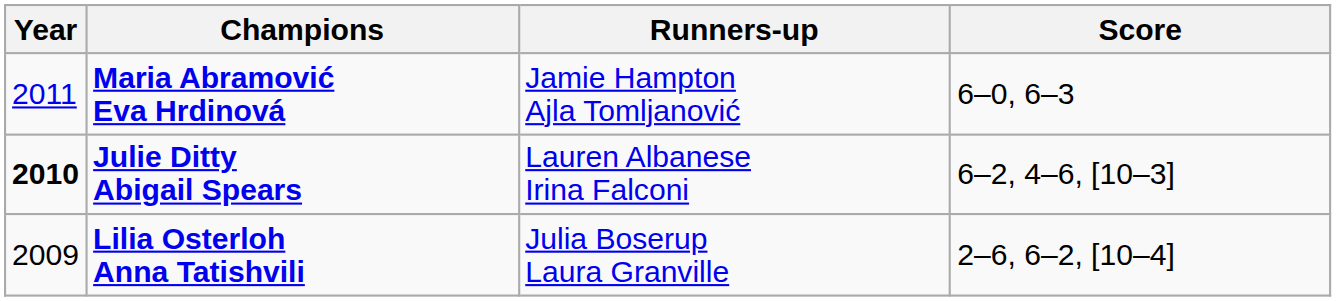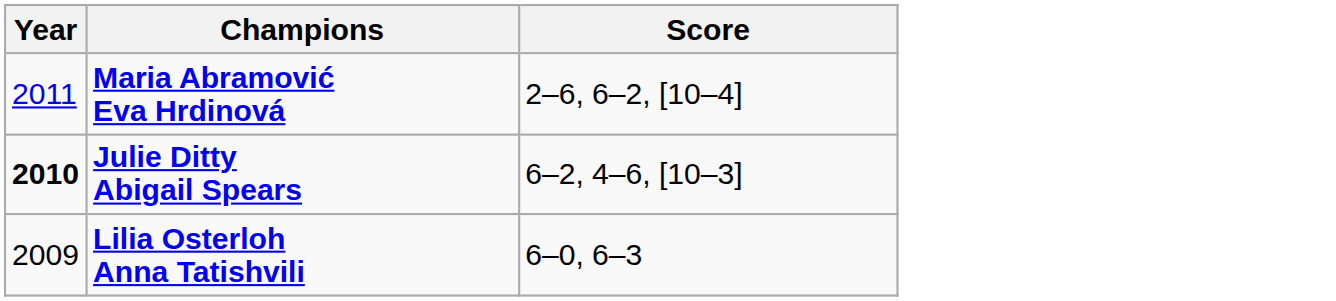- column: (734, 29)
(1016, 93) 6–0, 6–3 -> (634, 93) 2–6, 6–2, [10–4]
(1066, 255) 2–6, 6–2, [10–4] -> (584, 255) 6–0, 6–3
